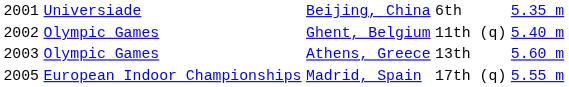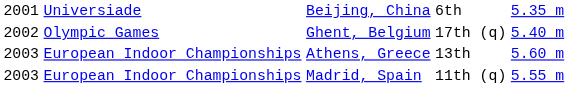(471, 33) 11th (q) -> (471, 33) 17th (q)
(101, 54) Olympic Games -> (173, 54) European Indoor Championships
(21, 76) 2005 -> (21, 76) 2003
(471, 76) 17th (q) -> (471, 76) 11th (q)
